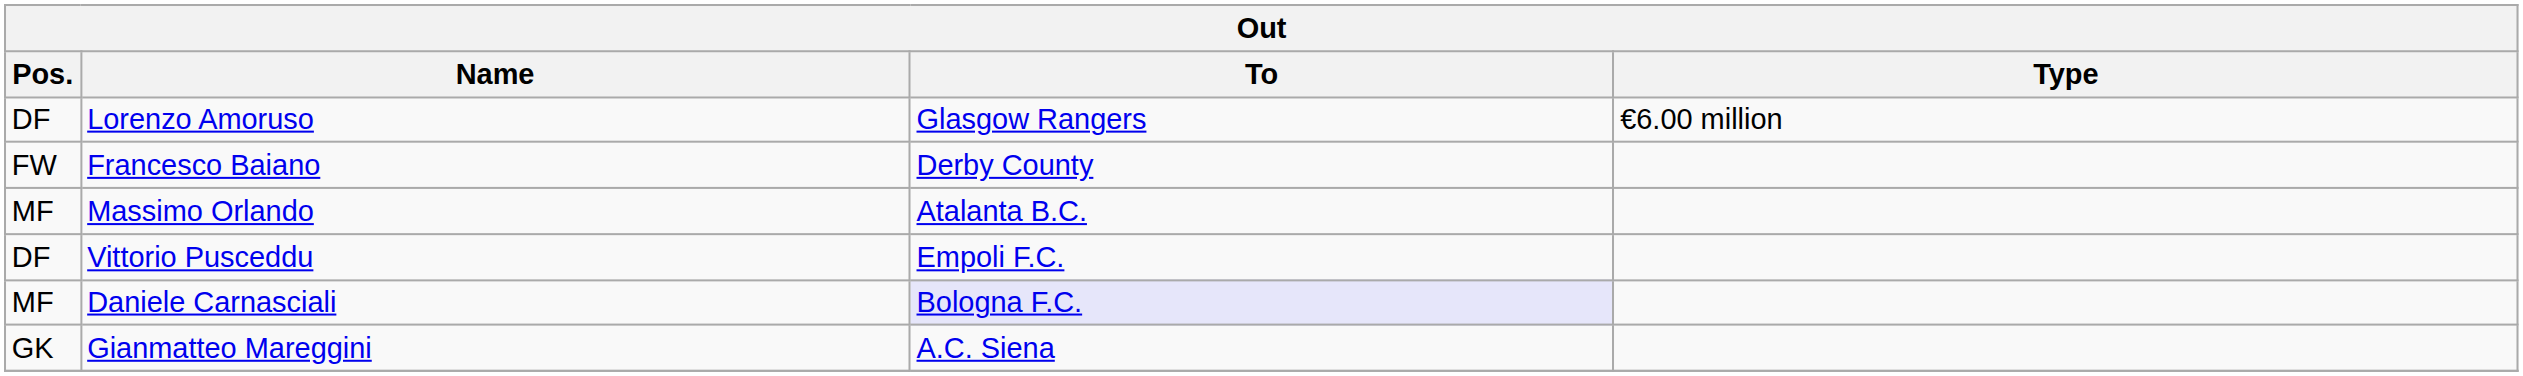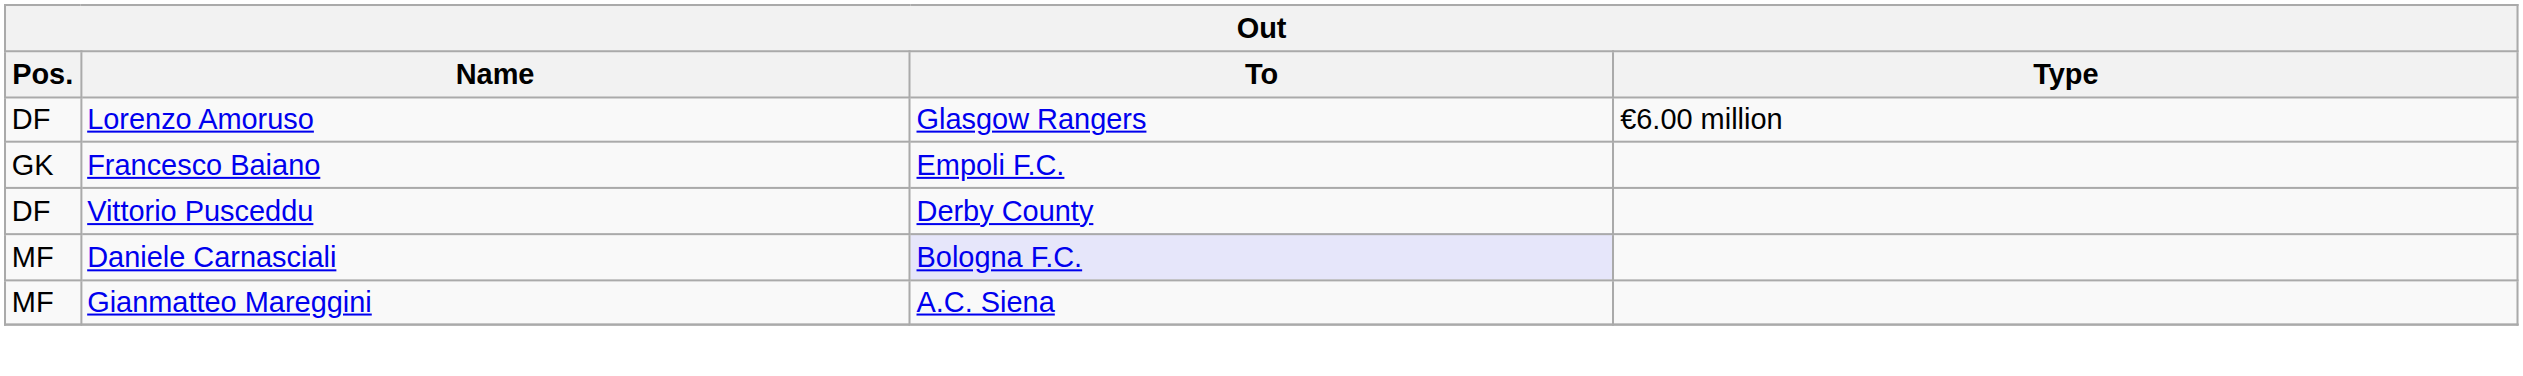(34, 165) FW -> (33, 165) GK
(1005, 165) Derby County -> (990, 165) Empoli F.C.
- row: (200, 211)
(990, 257) Empoli F.C. -> (1005, 211) Derby County
(33, 348) GK -> (33, 303) MF
